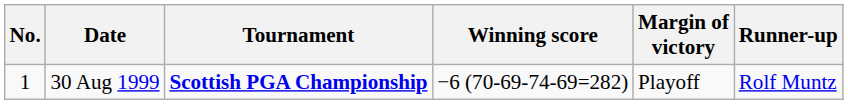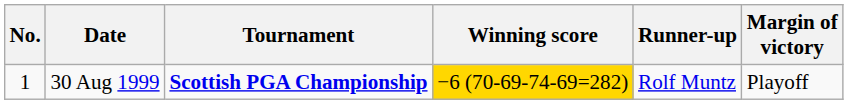columns swapped: (684, 34) <-> (788, 34)
(533, 81) no background -> (533, 81) gold background
